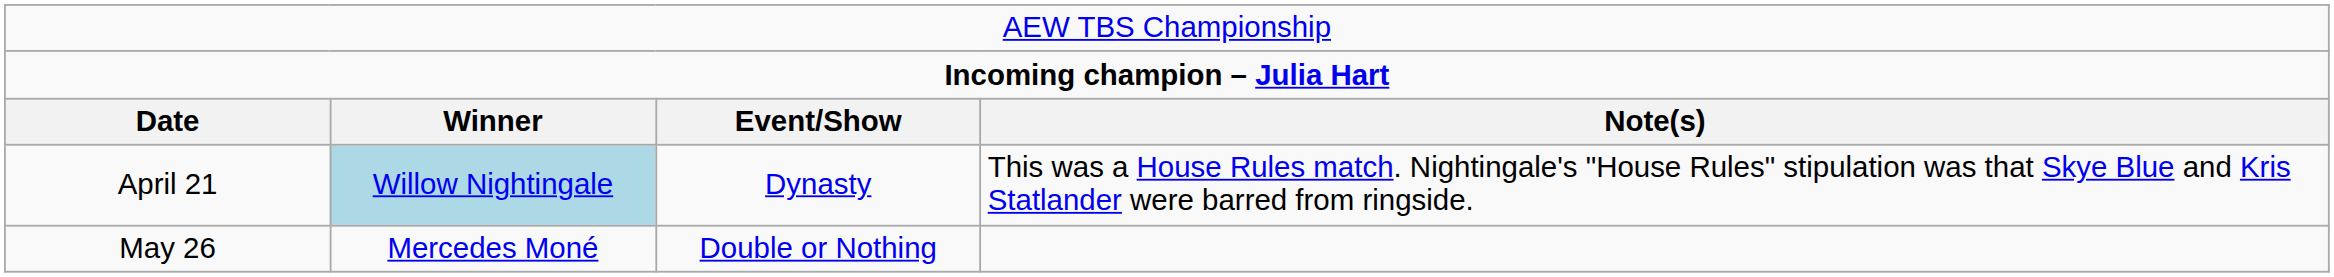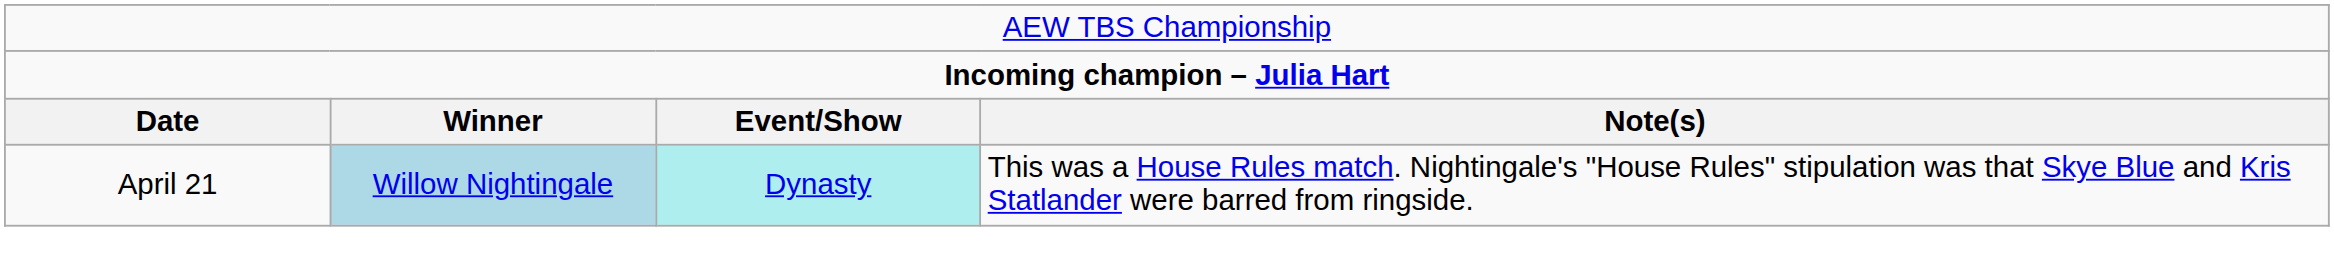(818, 184) no background -> (818, 184) paleturquoise background
- row: (168, 247)
